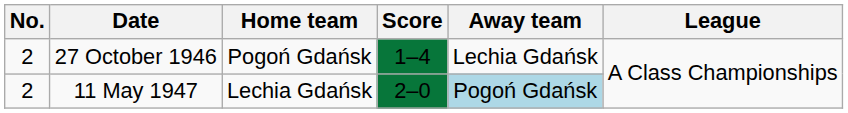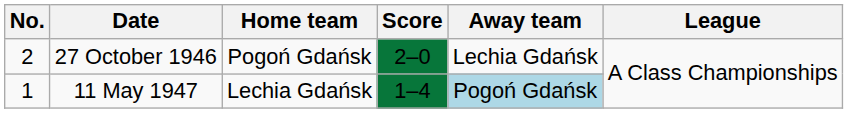(412, 56) 1–4 -> (412, 56) 2–0
(27, 90) 2 -> (27, 90) 1
(412, 90) 2–0 -> (412, 90) 1–4
